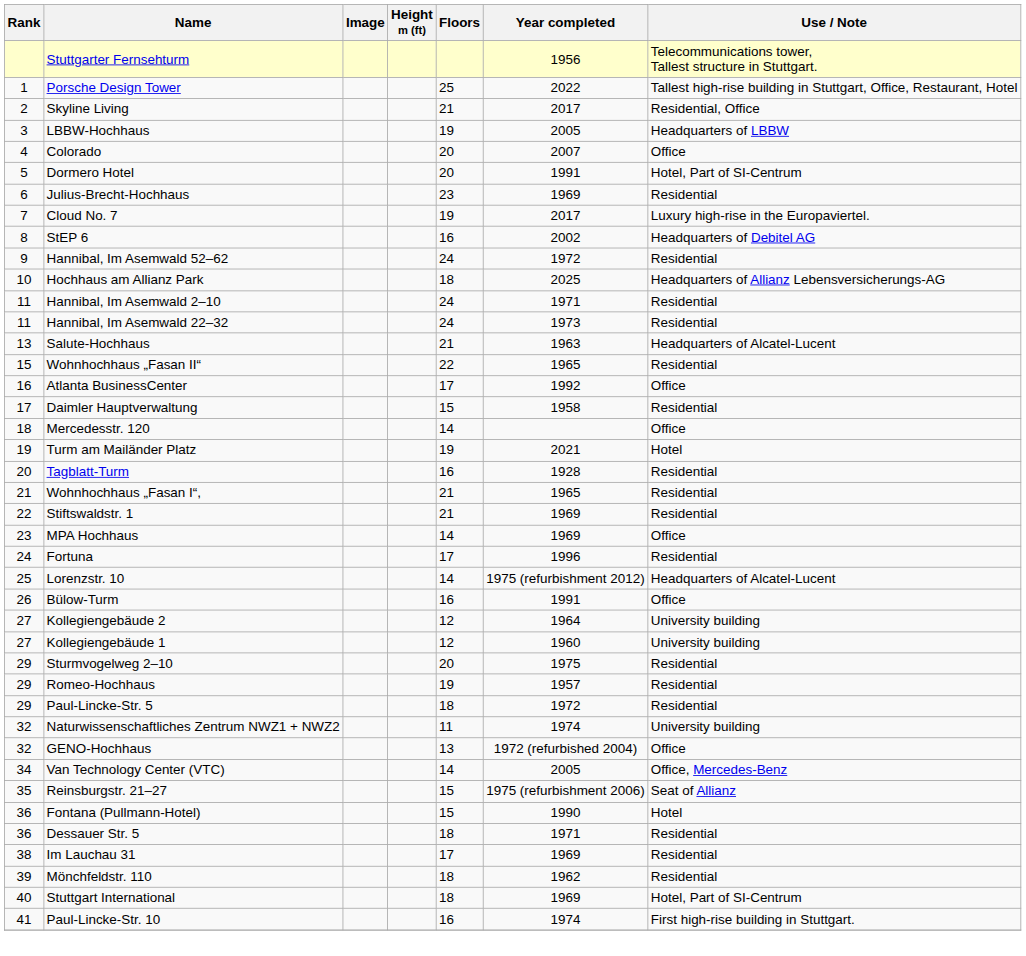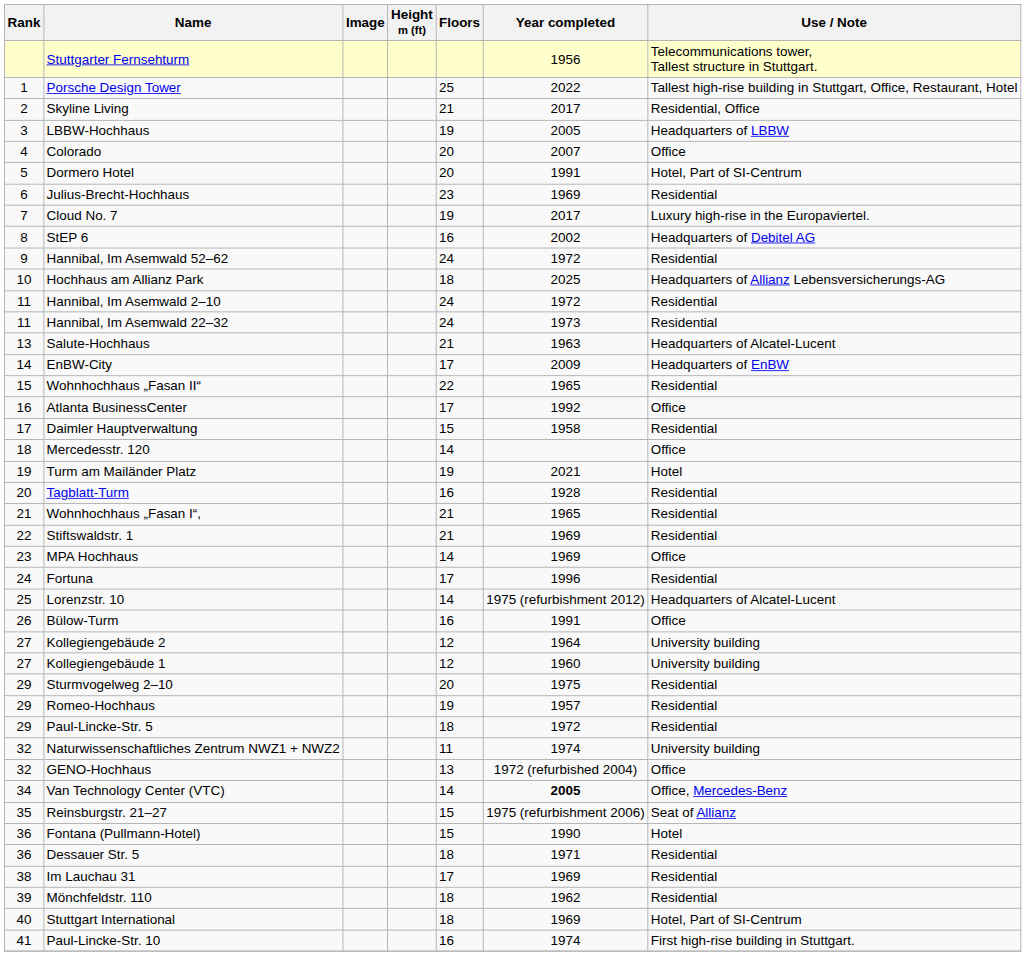(565, 301) 1971 -> (565, 301) 1972
+ row: (79, 365)
(565, 770) normal -> (565, 791) bold
